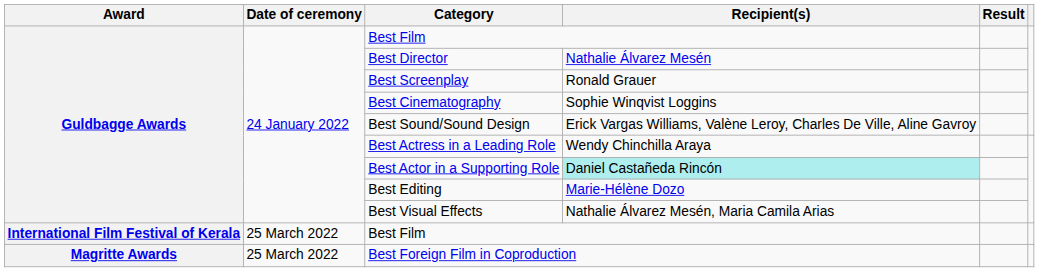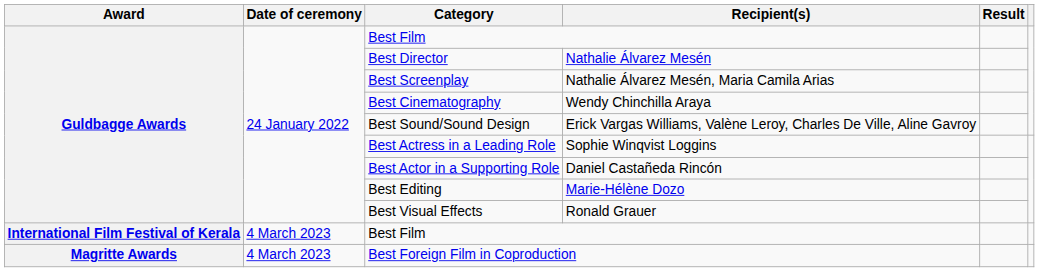(611, 80) Ronald Grauer -> (700, 80) Nathalie Álvarez Mesén, Maria Camila Arias
(641, 102) Sophie Winqvist Loggins -> (638, 102) Wendy Chinchilla Araya
(638, 146) Wendy Chinchilla Araya -> (641, 146) Sophie Winqvist Loggins
(644, 168) paleturquoise background -> (644, 168) no background
(700, 211) Nathalie Álvarez Mesén, Maria Camila Arias -> (611, 211) Ronald Grauer
(292, 233) 25 March 2022 -> (288, 233) 4 March 2023
(292, 255) 25 March 2022 -> (288, 255) 4 March 2023
